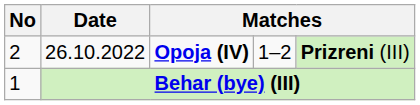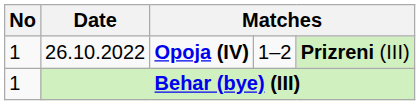(15, 52) 2 -> (15, 52) 1
